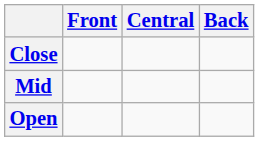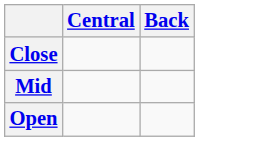- column: (92, 20)
